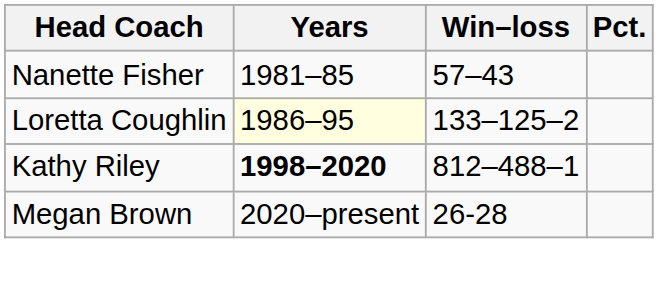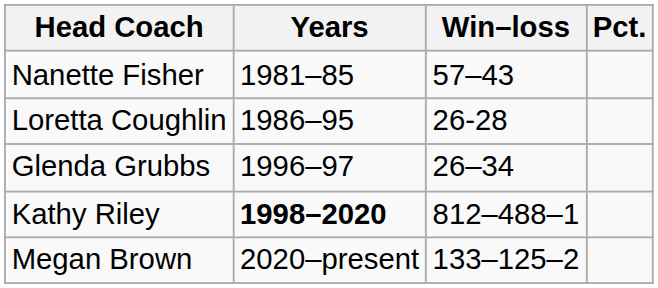(297, 120) lightyellow background -> (297, 120) no background
(506, 120) 133–125–2 -> (470, 120) 26-28
+ row: (111, 167)
(470, 213) 26-28 -> (506, 259) 133–125–2
